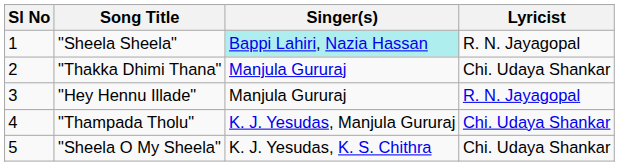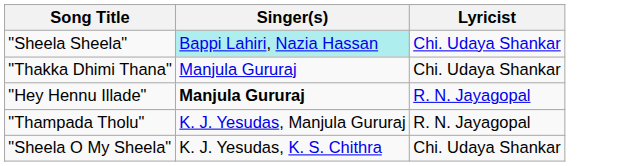- column: (29, 17)
(522, 43) R. N. Jayagopal -> (487, 43) Chi. Udaya Shankar
(288, 95) normal -> (242, 95) bold
(537, 122) Chi. Udaya Shankar -> (472, 122) R. N. Jayagopal
